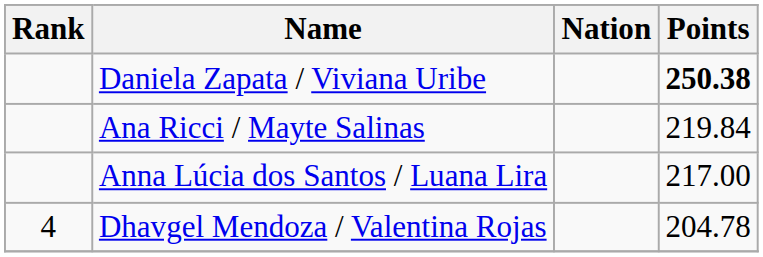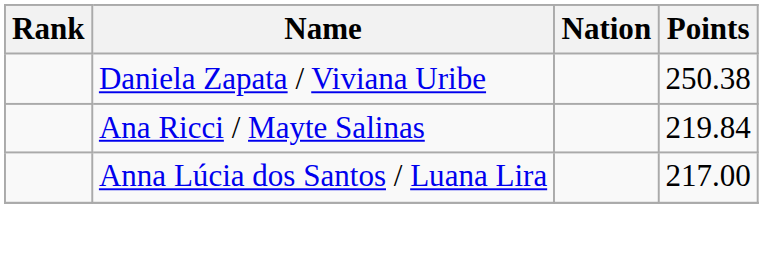(708, 78) bold -> (708, 78) normal
- row: (323, 226)
